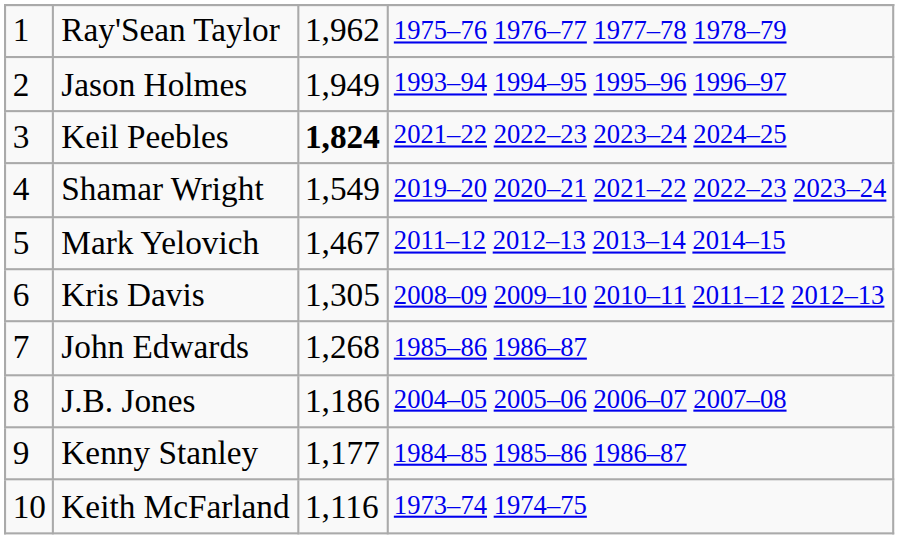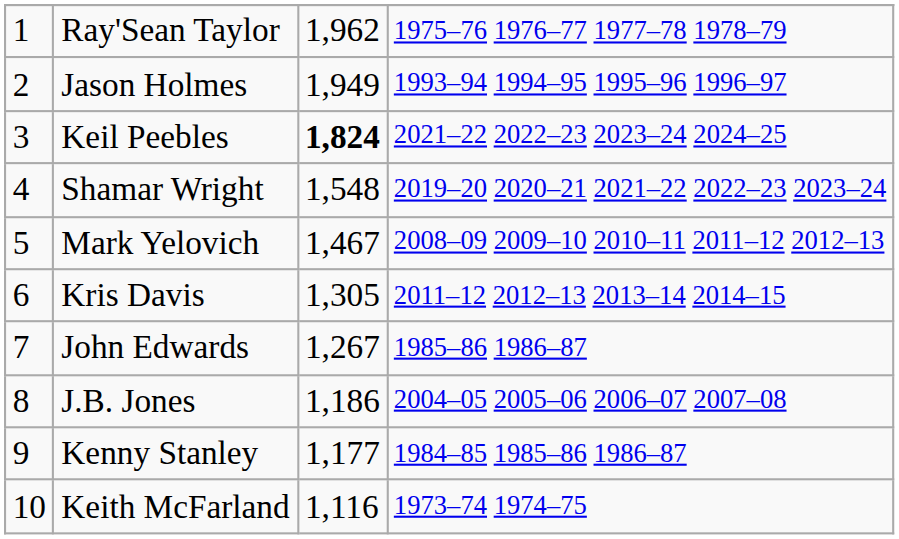(342, 189) 1,549 -> (342, 189) 1,548
(590, 242) 2011–12 2012–13 2013–14 2014–15 -> (639, 242) 2008–09 2009–10 2010–11 2011–12 2012–13
(639, 294) 2008–09 2009–10 2010–11 2011–12 2012–13 -> (590, 294) 2011–12 2012–13 2013–14 2014–15
(342, 347) 1,268 -> (342, 347) 1,267
